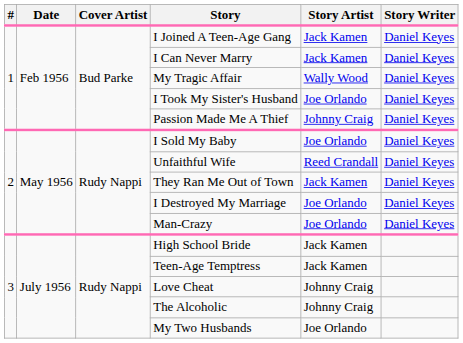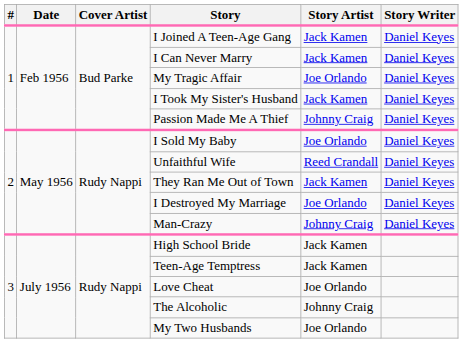(336, 78) Wally Wood -> (335, 78) Joe Orlando
(335, 98) Joe Orlando -> (336, 98) Jack Kamen
(335, 223) Joe Orlando -> (338, 223) Johnny Craig
(338, 286) Johnny Craig -> (335, 286) Joe Orlando
